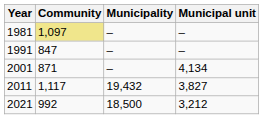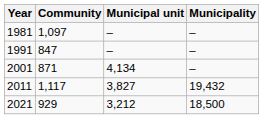columns swapped: (217, 13) <-> (140, 13)
(52, 31) khaki background -> (52, 31) no background
(48, 104) 992 -> (48, 104) 929
